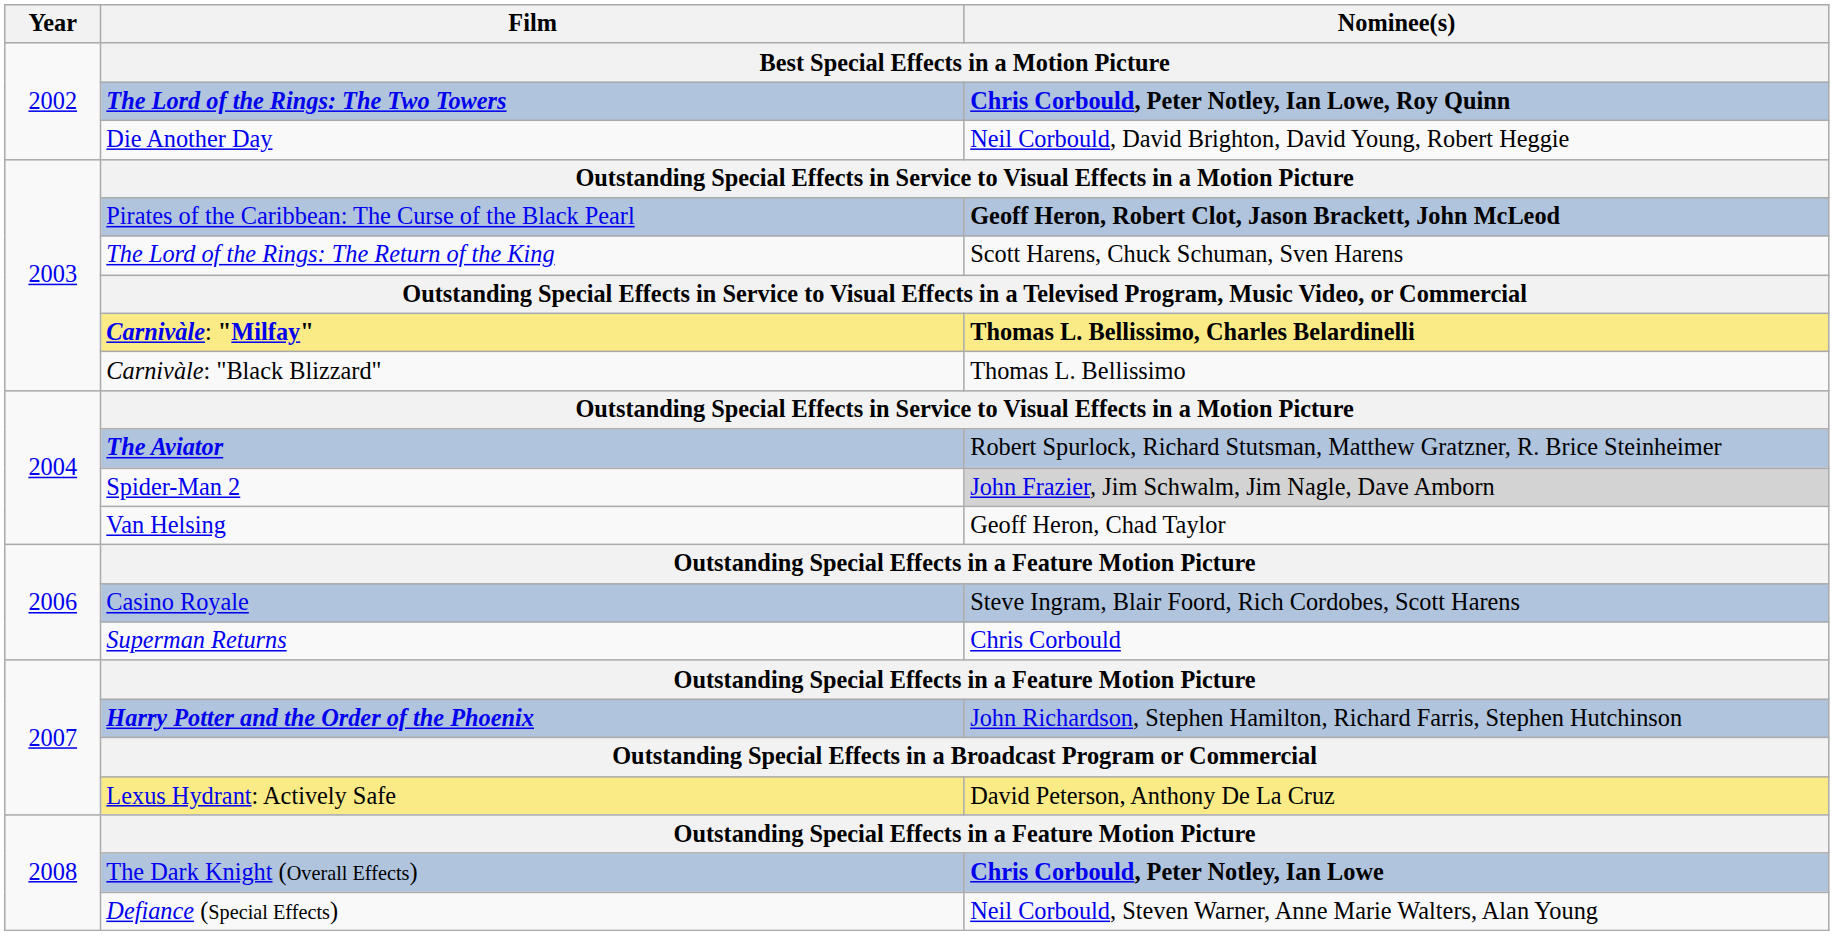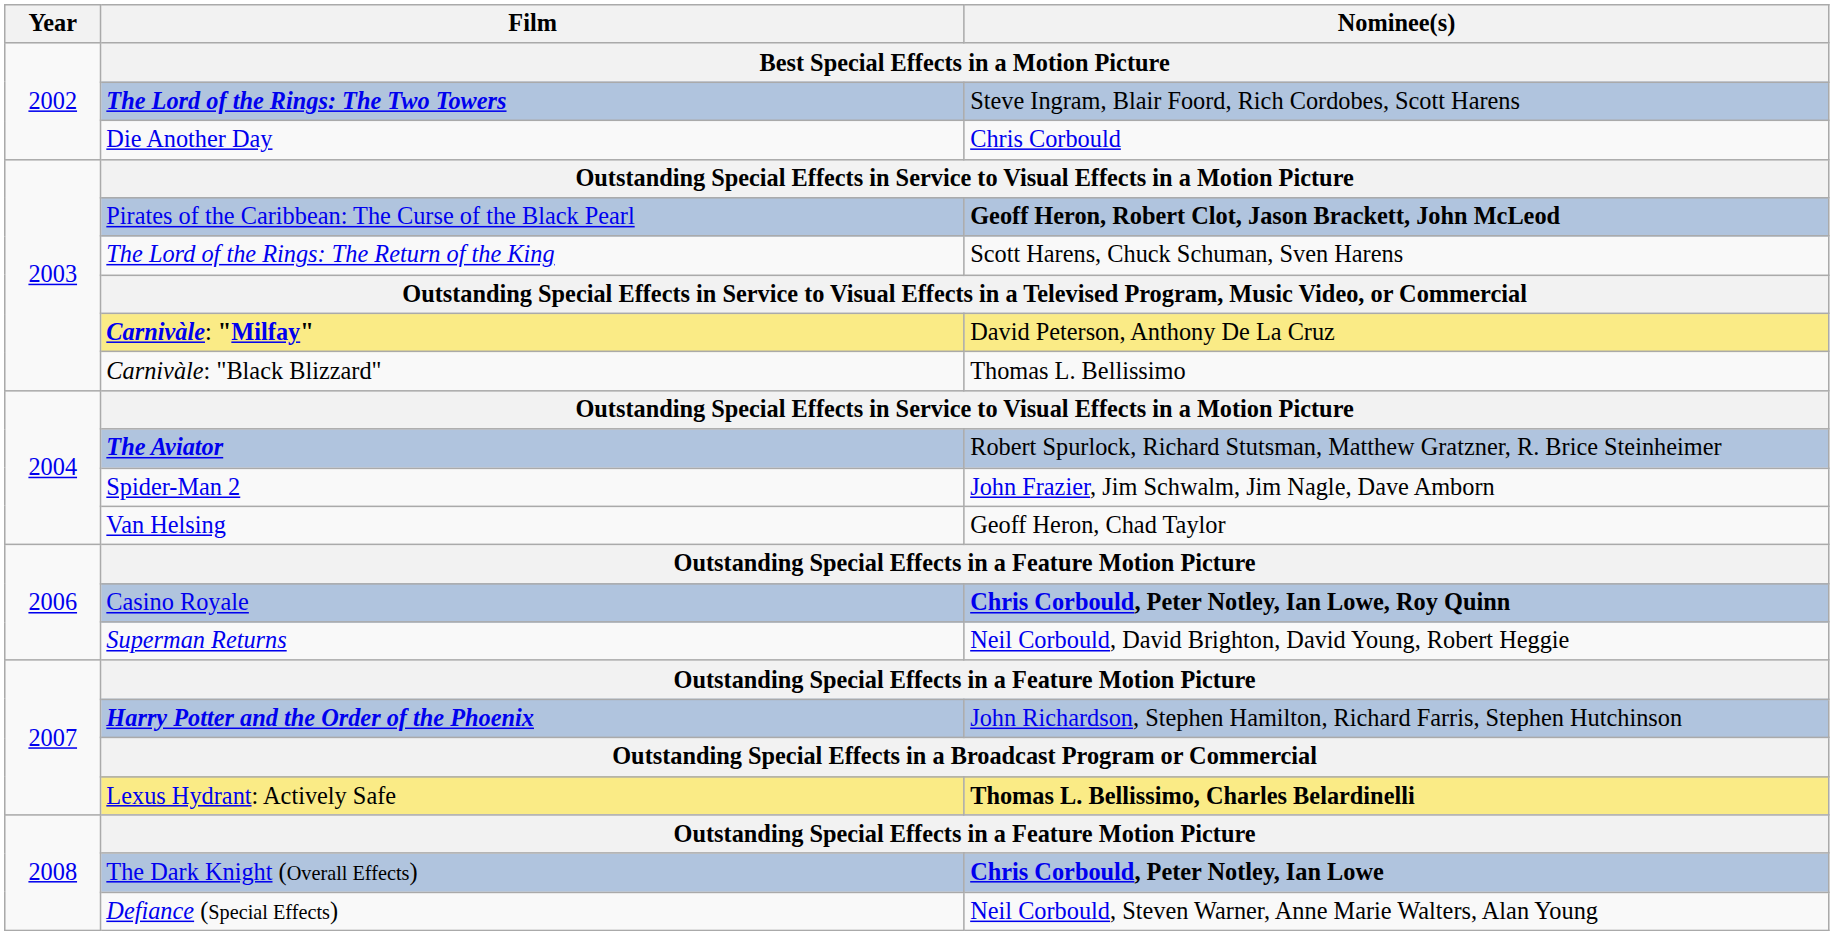(1240, 100) Chris Corbould, Peter Notley, Ian Lowe, Roy Quinn -> (1245, 100) Steve Ingram, Blair Foord, Rich Cordobes, Scott Harens
(1270, 139) Neil Corbould, David Brighton, David Young, Robert Heggie -> (1046, 139) Chris Corbould
(1192, 332) Thomas L. Bellissimo, Charles Belardinelli -> (1153, 332) David Peterson, Anthony De La Cruz
(1232, 486) lightgrey background -> (1232, 486) no background
(1245, 602) Steve Ingram, Blair Foord, Rich Cordobes, Scott Harens -> (1240, 602) Chris Corbould, Peter Notley, Ian Lowe, Roy Quinn
(1046, 640) Chris Corbould -> (1270, 640) Neil Corbould, David Brighton, David Young, Robert Heggie
(1153, 795) David Peterson, Anthony De La Cruz -> (1192, 795) Thomas L. Bellissimo, Charles Belardinelli
